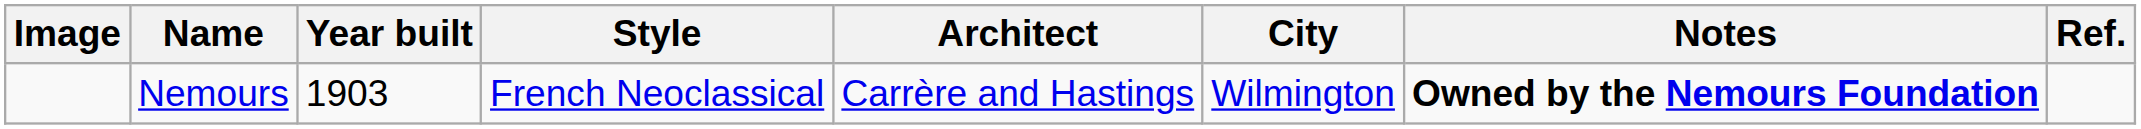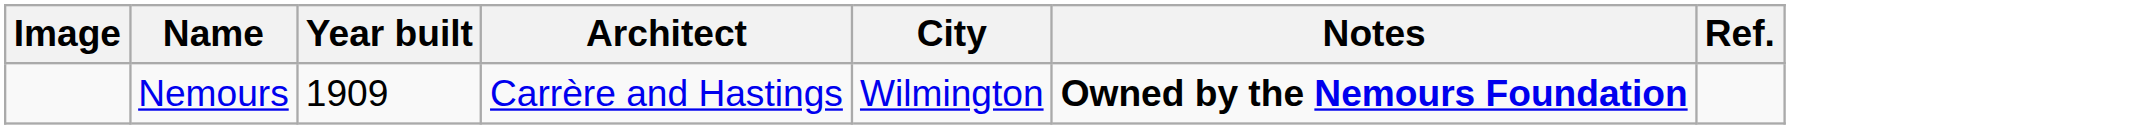- column: (657, 33)
(347, 92) 1903 -> (347, 92) 1909
